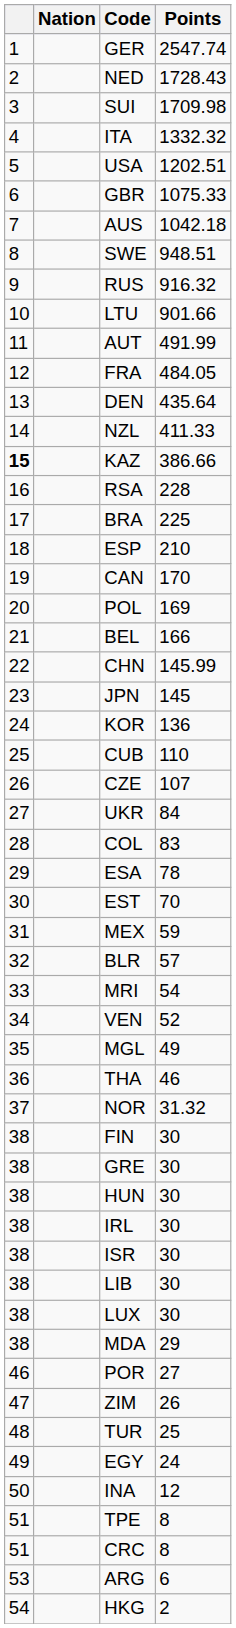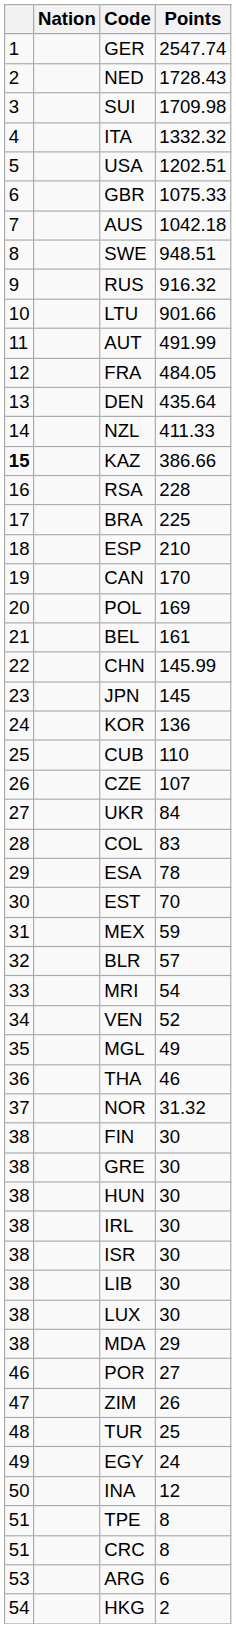(175, 637) 166 -> (175, 637) 161
